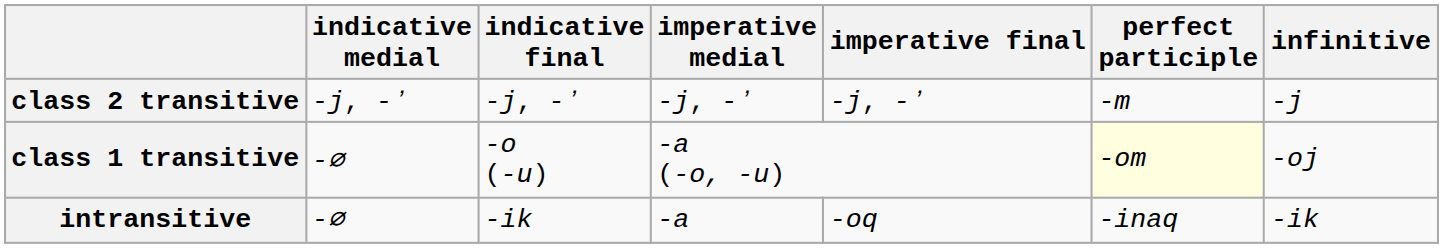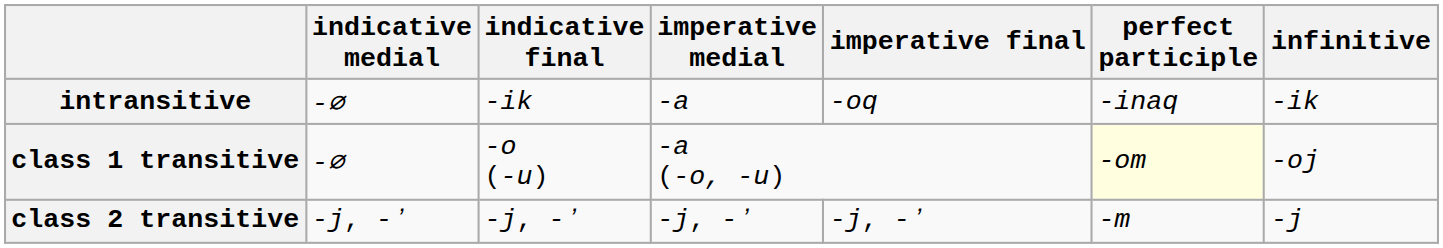rows swapped: (155, 220) <-> (155, 101)
